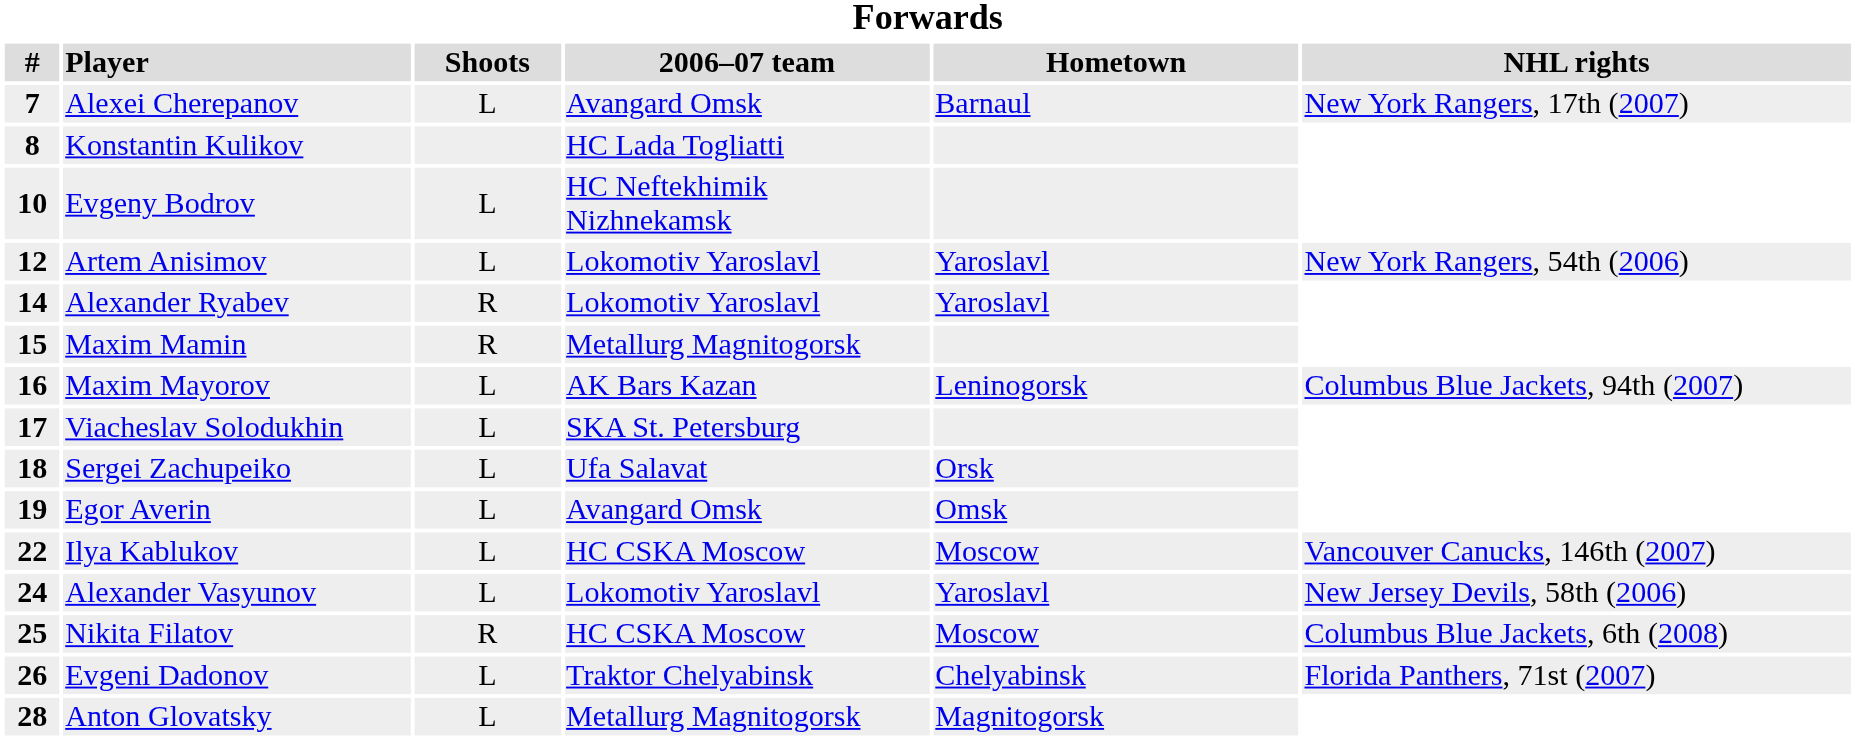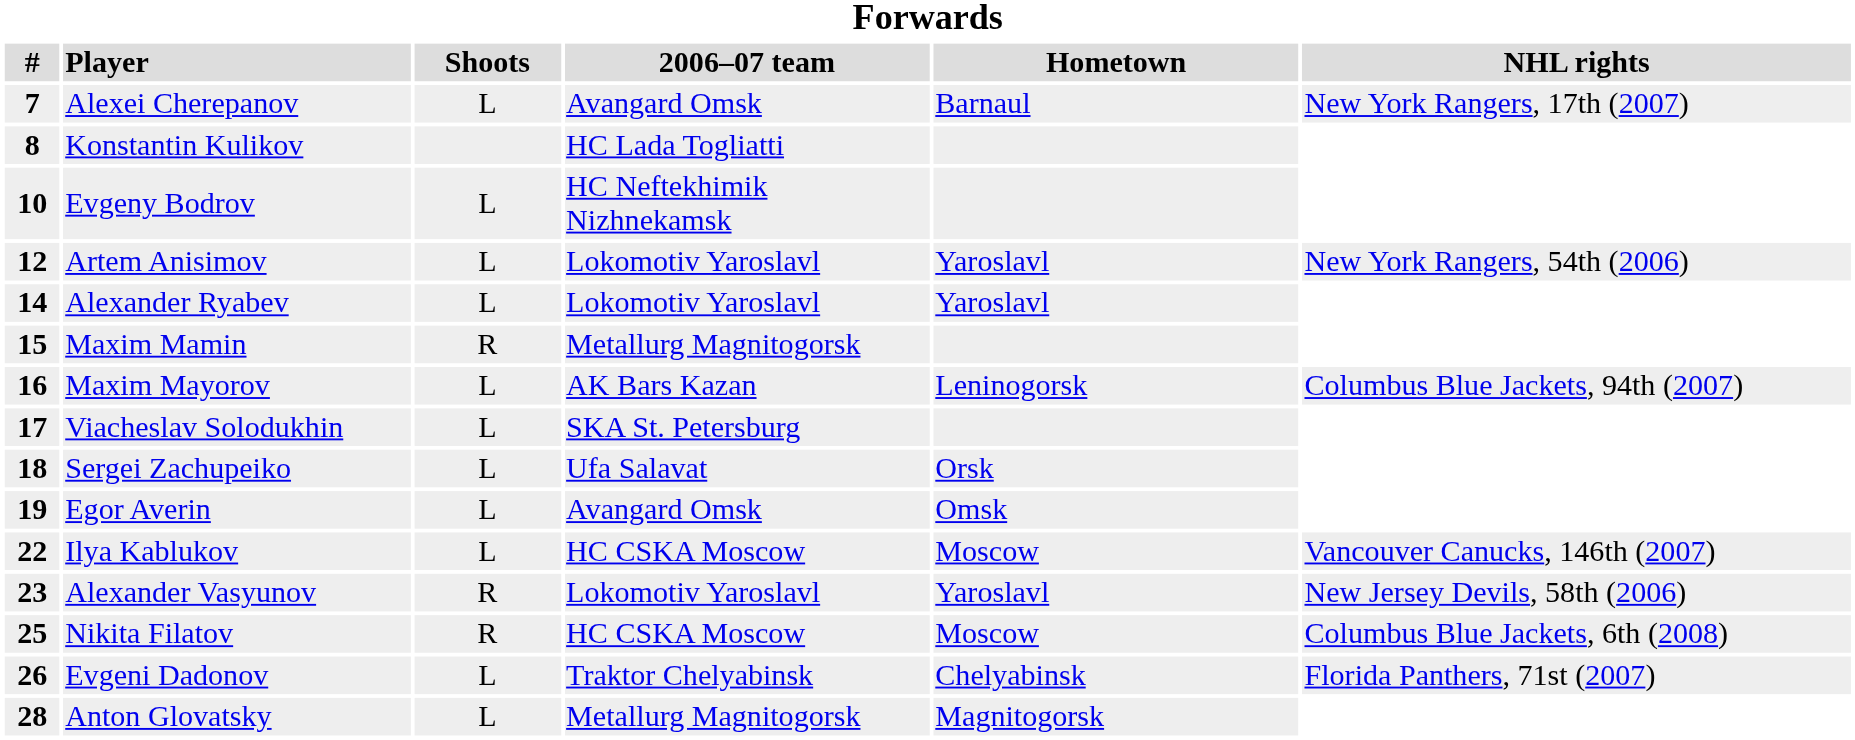(487, 302) R -> (487, 302) L
(32, 592) 24 -> (32, 592) 23
(487, 592) L -> (487, 592) R
